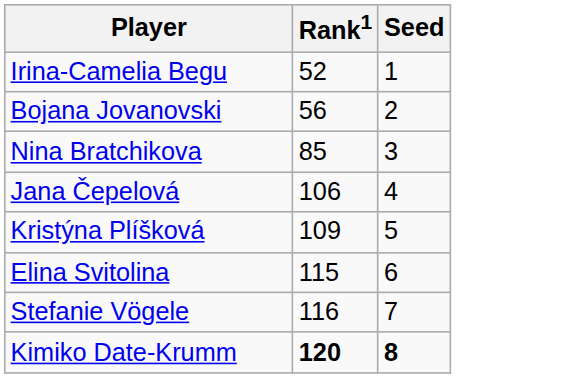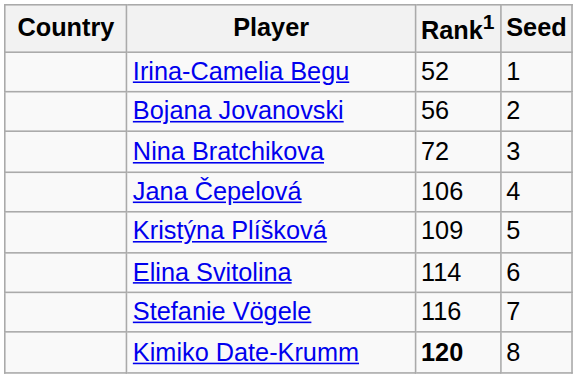+ column: (66, 27)
(313, 151) 85 -> (435, 151) 72
(319, 271) 115 -> (441, 271) 114
(391, 352) bold -> (513, 352) normal
